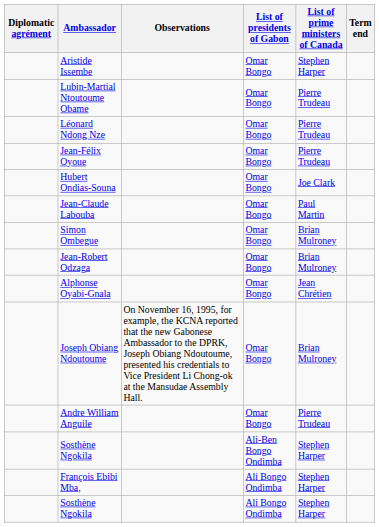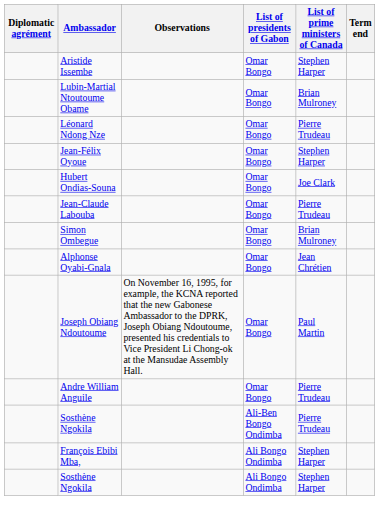(314, 98) Pierre Trudeau -> (317, 98) Brian Mulroney
(314, 156) Pierre Trudeau -> (314, 156) Stephen Harper
(311, 209) Paul Martin -> (314, 209) Pierre Trudeau
- row: (84, 262)
(317, 353) Brian Mulroney -> (311, 327) Paul Martin
(314, 450) Stephen Harper -> (314, 424) Pierre Trudeau
